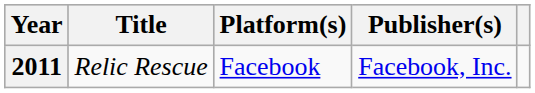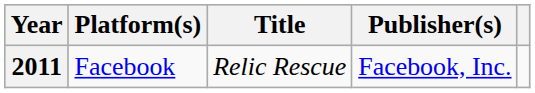columns swapped: (141, 25) <-> (283, 25)
